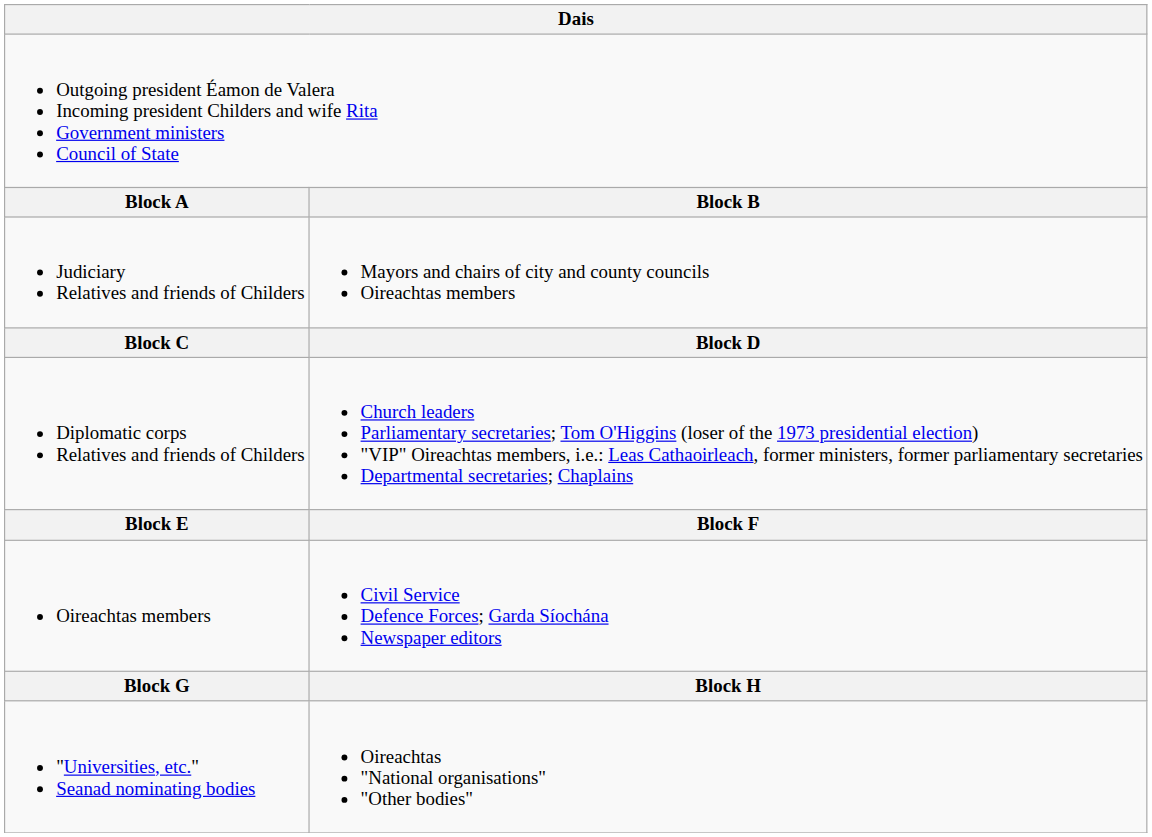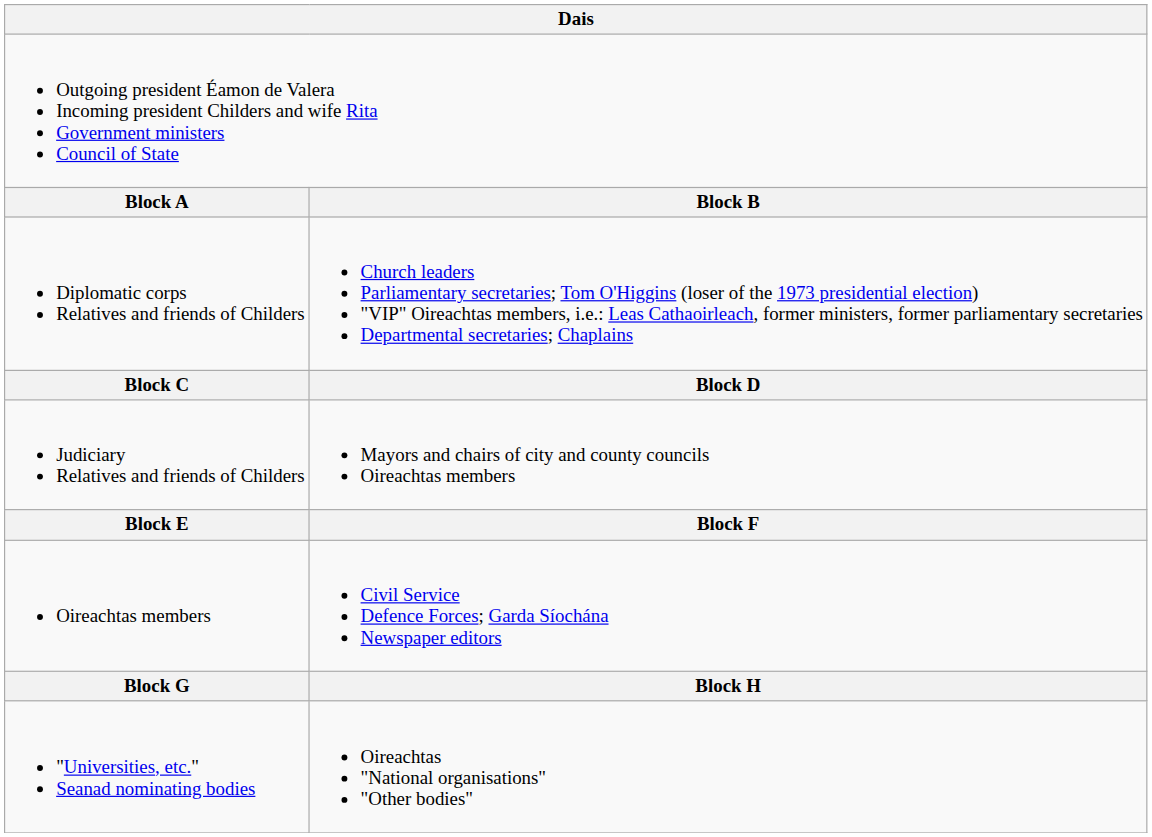rows swapped: (157, 444) <-> (157, 283)
